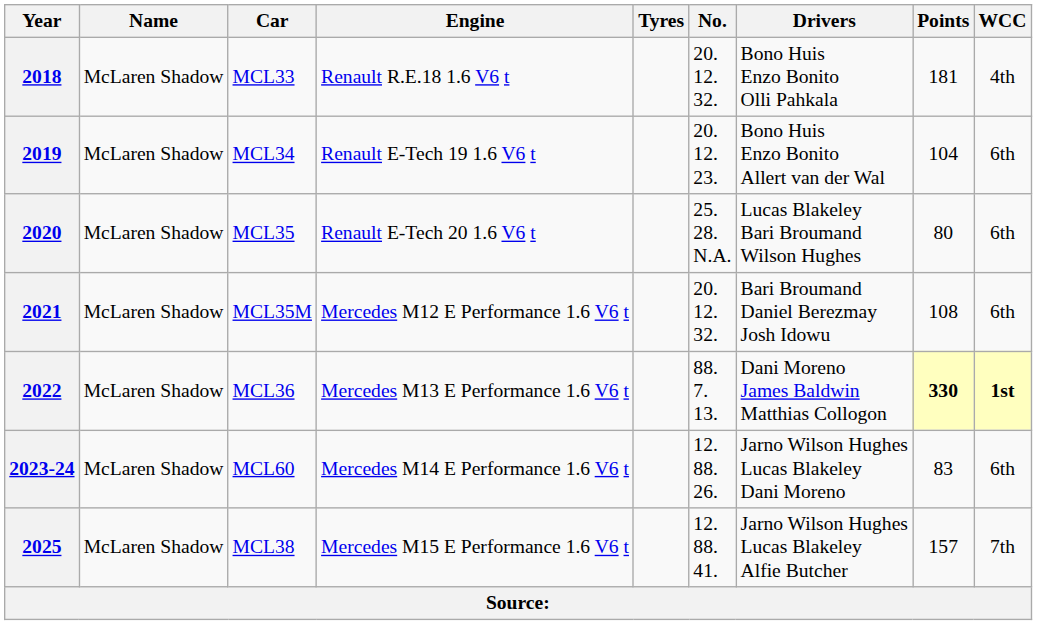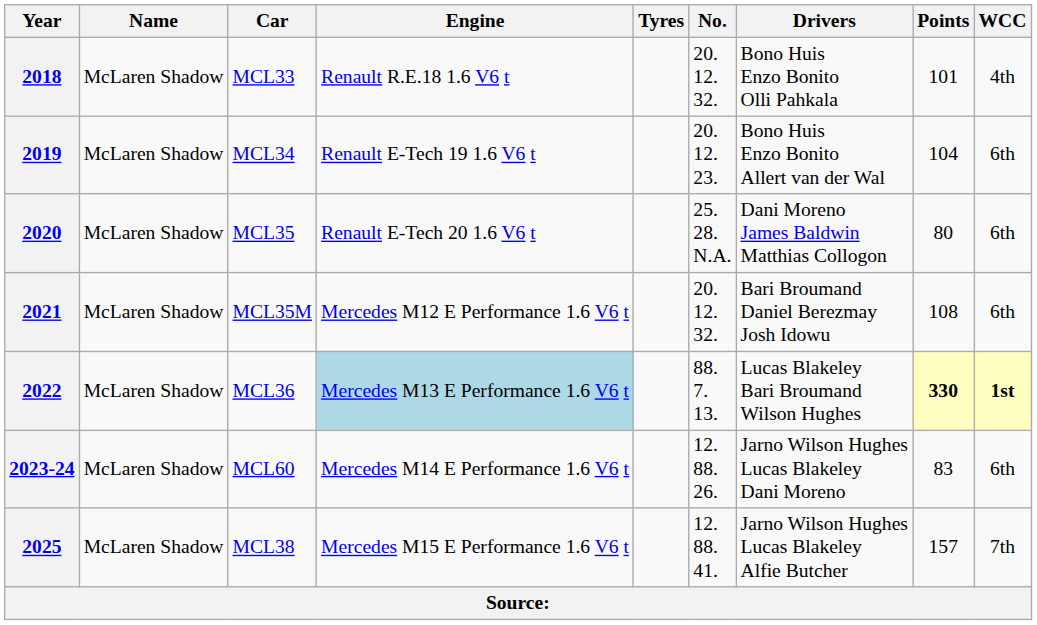(943, 76) 181 -> (943, 76) 101
(801, 233) Lucas Blakeley Bari Broumand Wilson Hughes -> (814, 233) Dani Moreno James Baldwin Matthias Collogon
(475, 390) no background -> (475, 390) lightblue background
(814, 390) Dani Moreno James Baldwin Matthias Collogon -> (801, 390) Lucas Blakeley Bari Broumand Wilson Hughes
